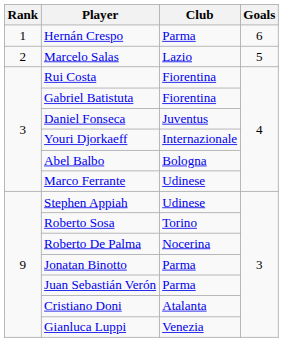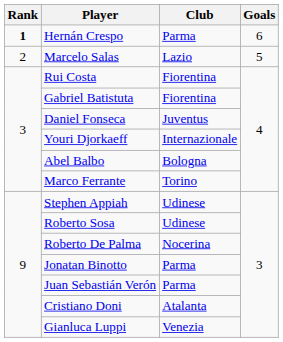(23, 35) normal -> (23, 35) bold
(184, 181) Udinese -> (180, 181) Torino
(180, 222) Torino -> (184, 222) Udinese
